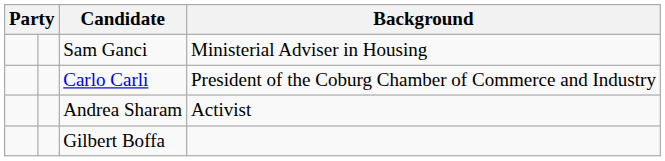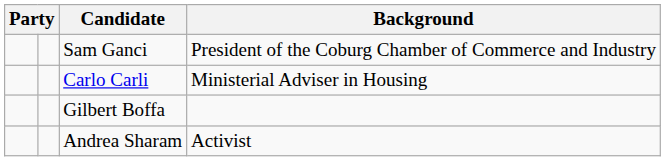(309, 49) Ministerial Adviser in Housing -> (423, 49) President of the Coburg Chamber of Commerce and Industry
(423, 79) President of the Coburg Chamber of Commerce and Industry -> (309, 79) Ministerial Adviser in Housing
rows swapped: (114, 140) <-> (123, 110)
